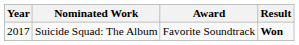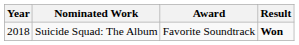(18, 31) 2017 -> (18, 31) 2018
